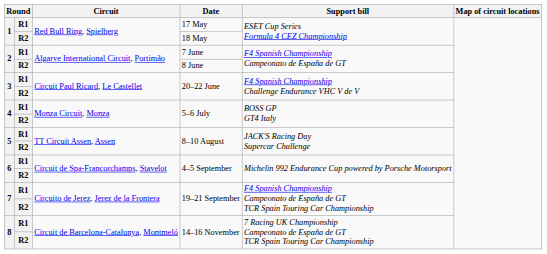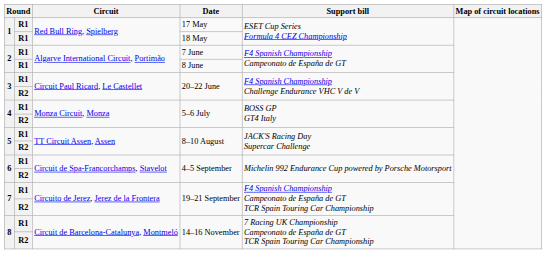(23, 38) R2 -> (23, 38) R1
(23, 65) R2 -> (23, 65) R1
